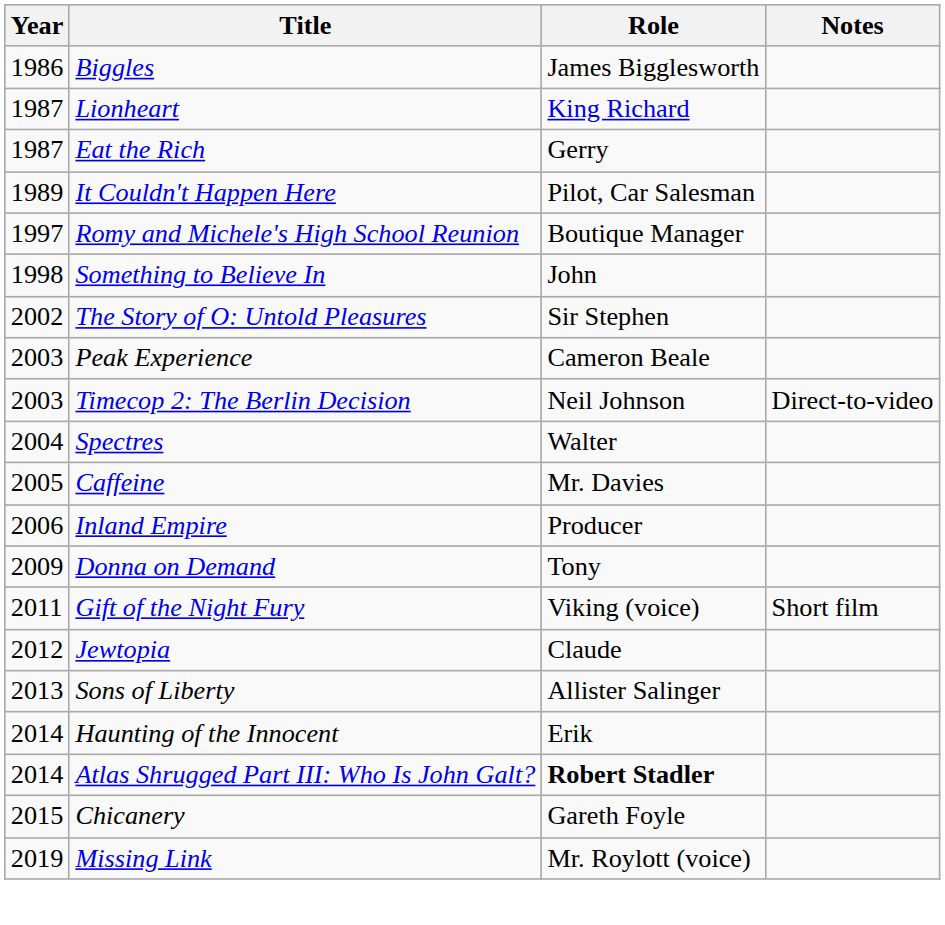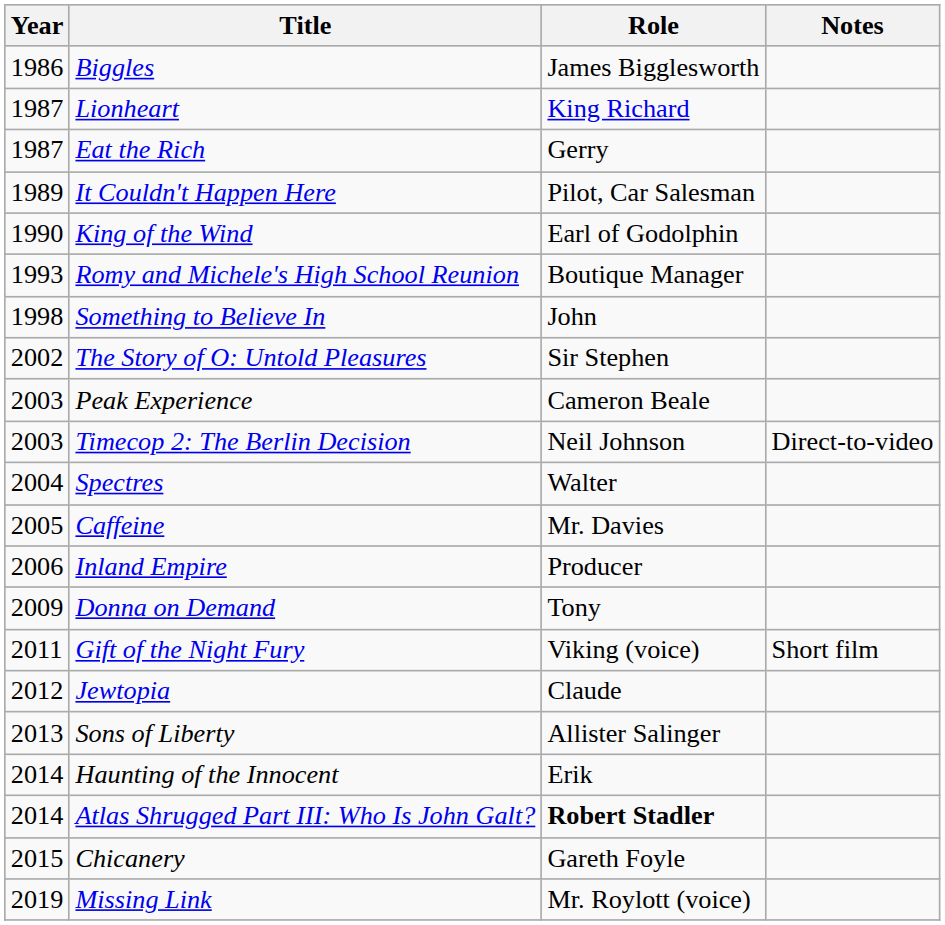+ row: (164, 233)
(37, 233) 1997 -> (37, 274) 1993
